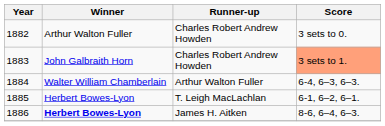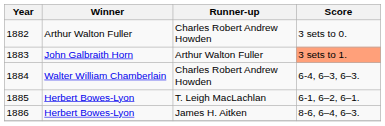(226, 60) Charles Robert Andrew Howden -> (219, 54) Arthur Walton Fuller
(219, 81) Arthur Walton Fuller -> (226, 76) Charles Robert Andrew Howden
(93, 113) bold -> (89, 113) normal
